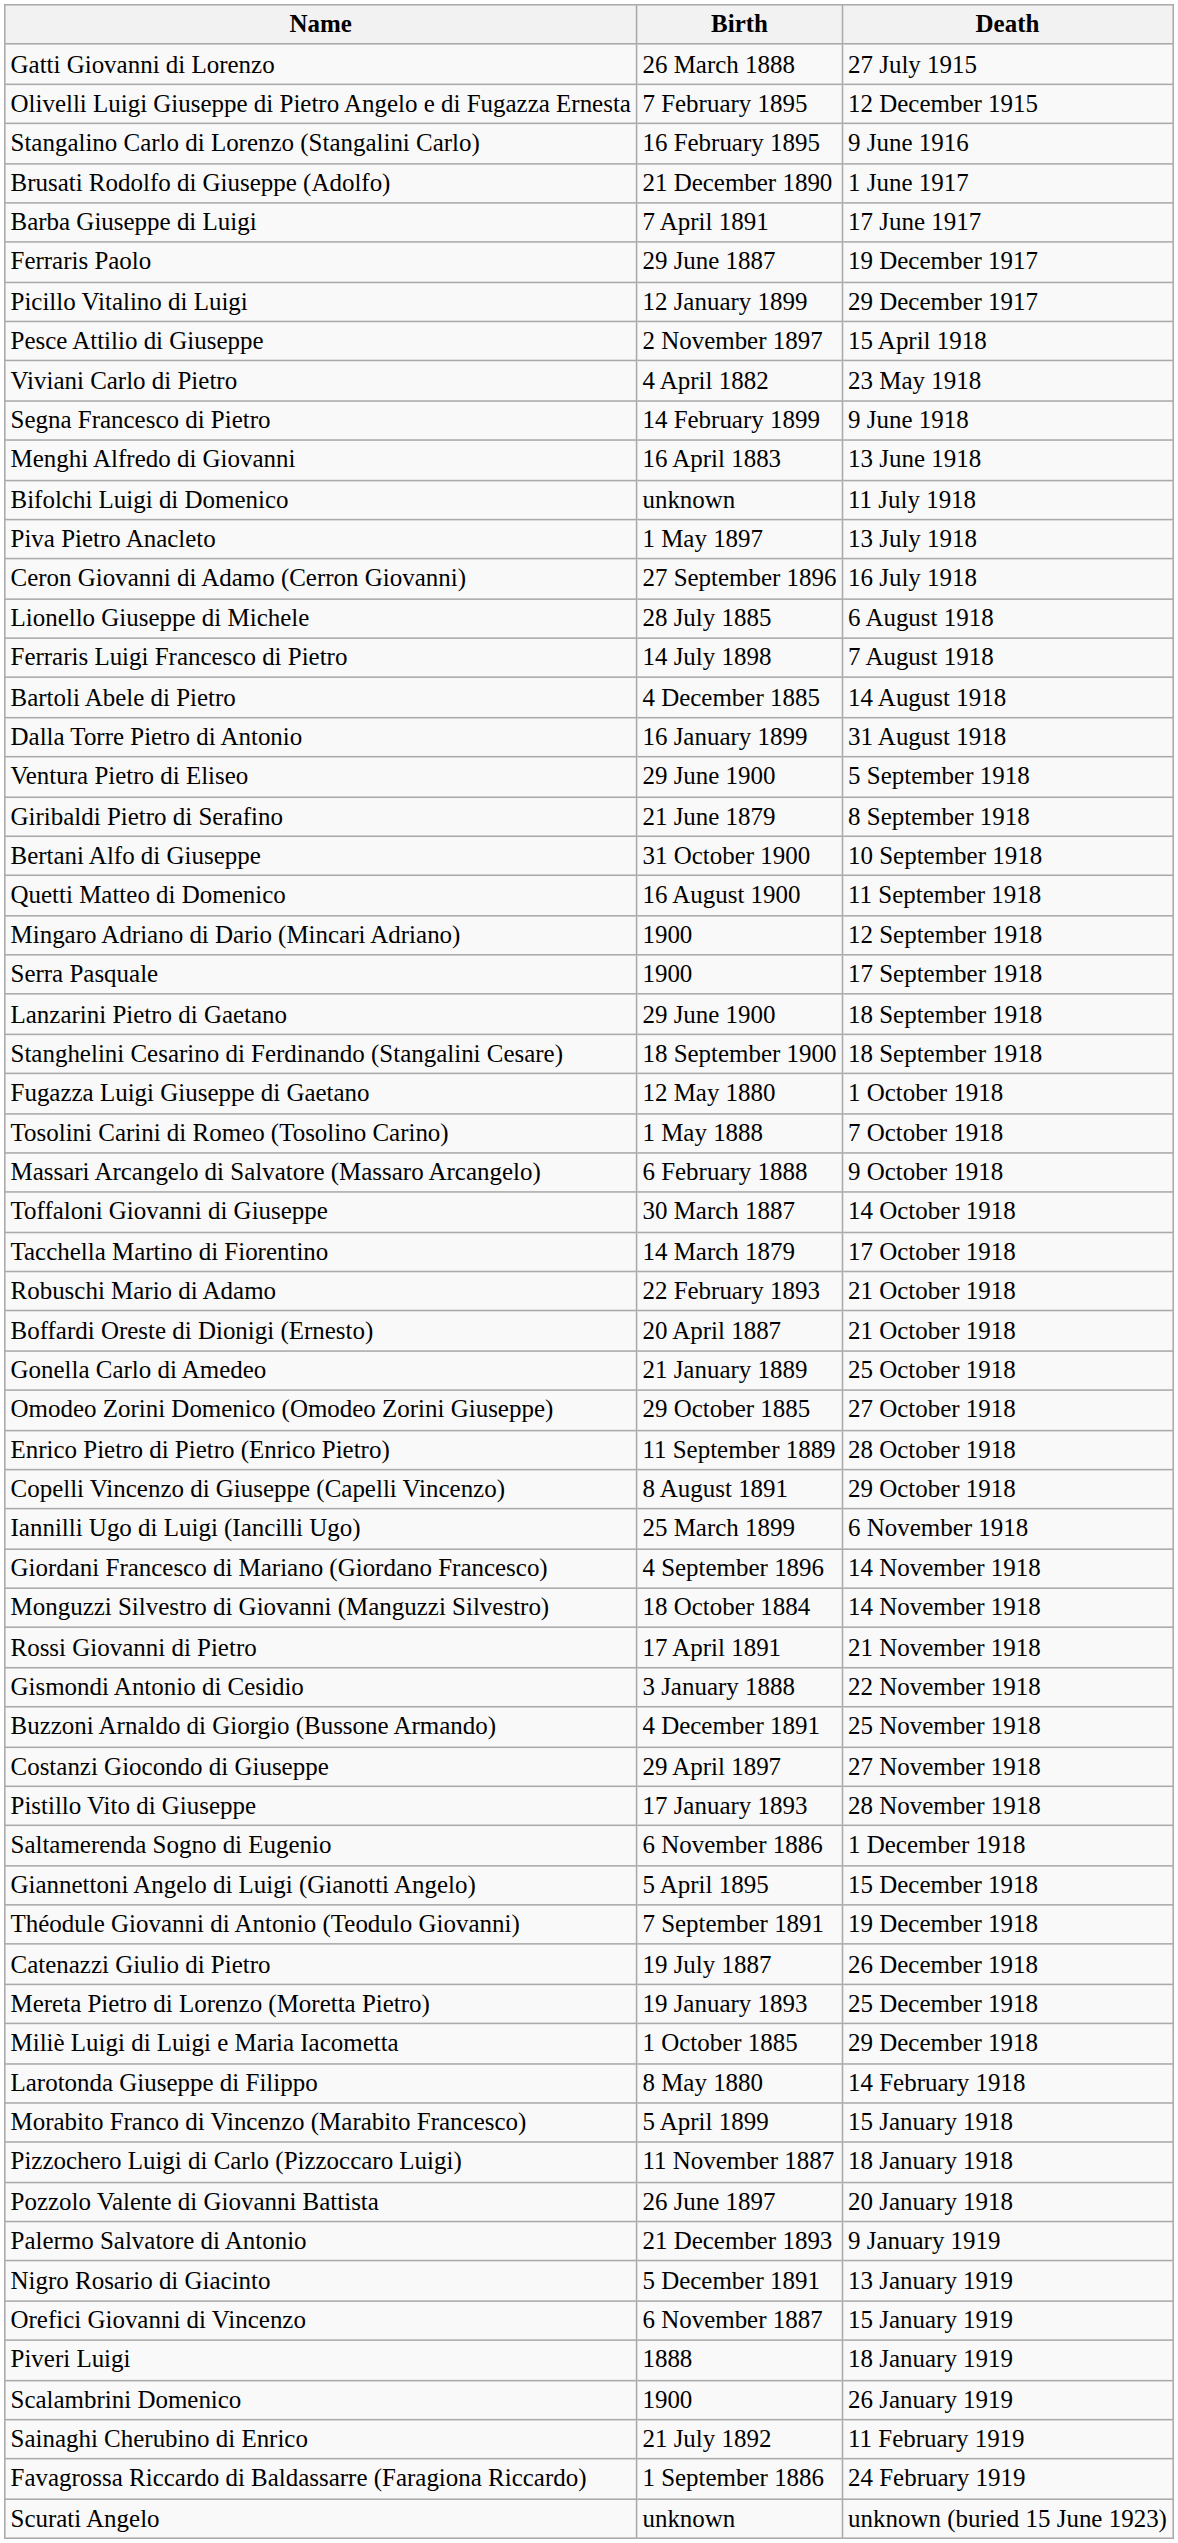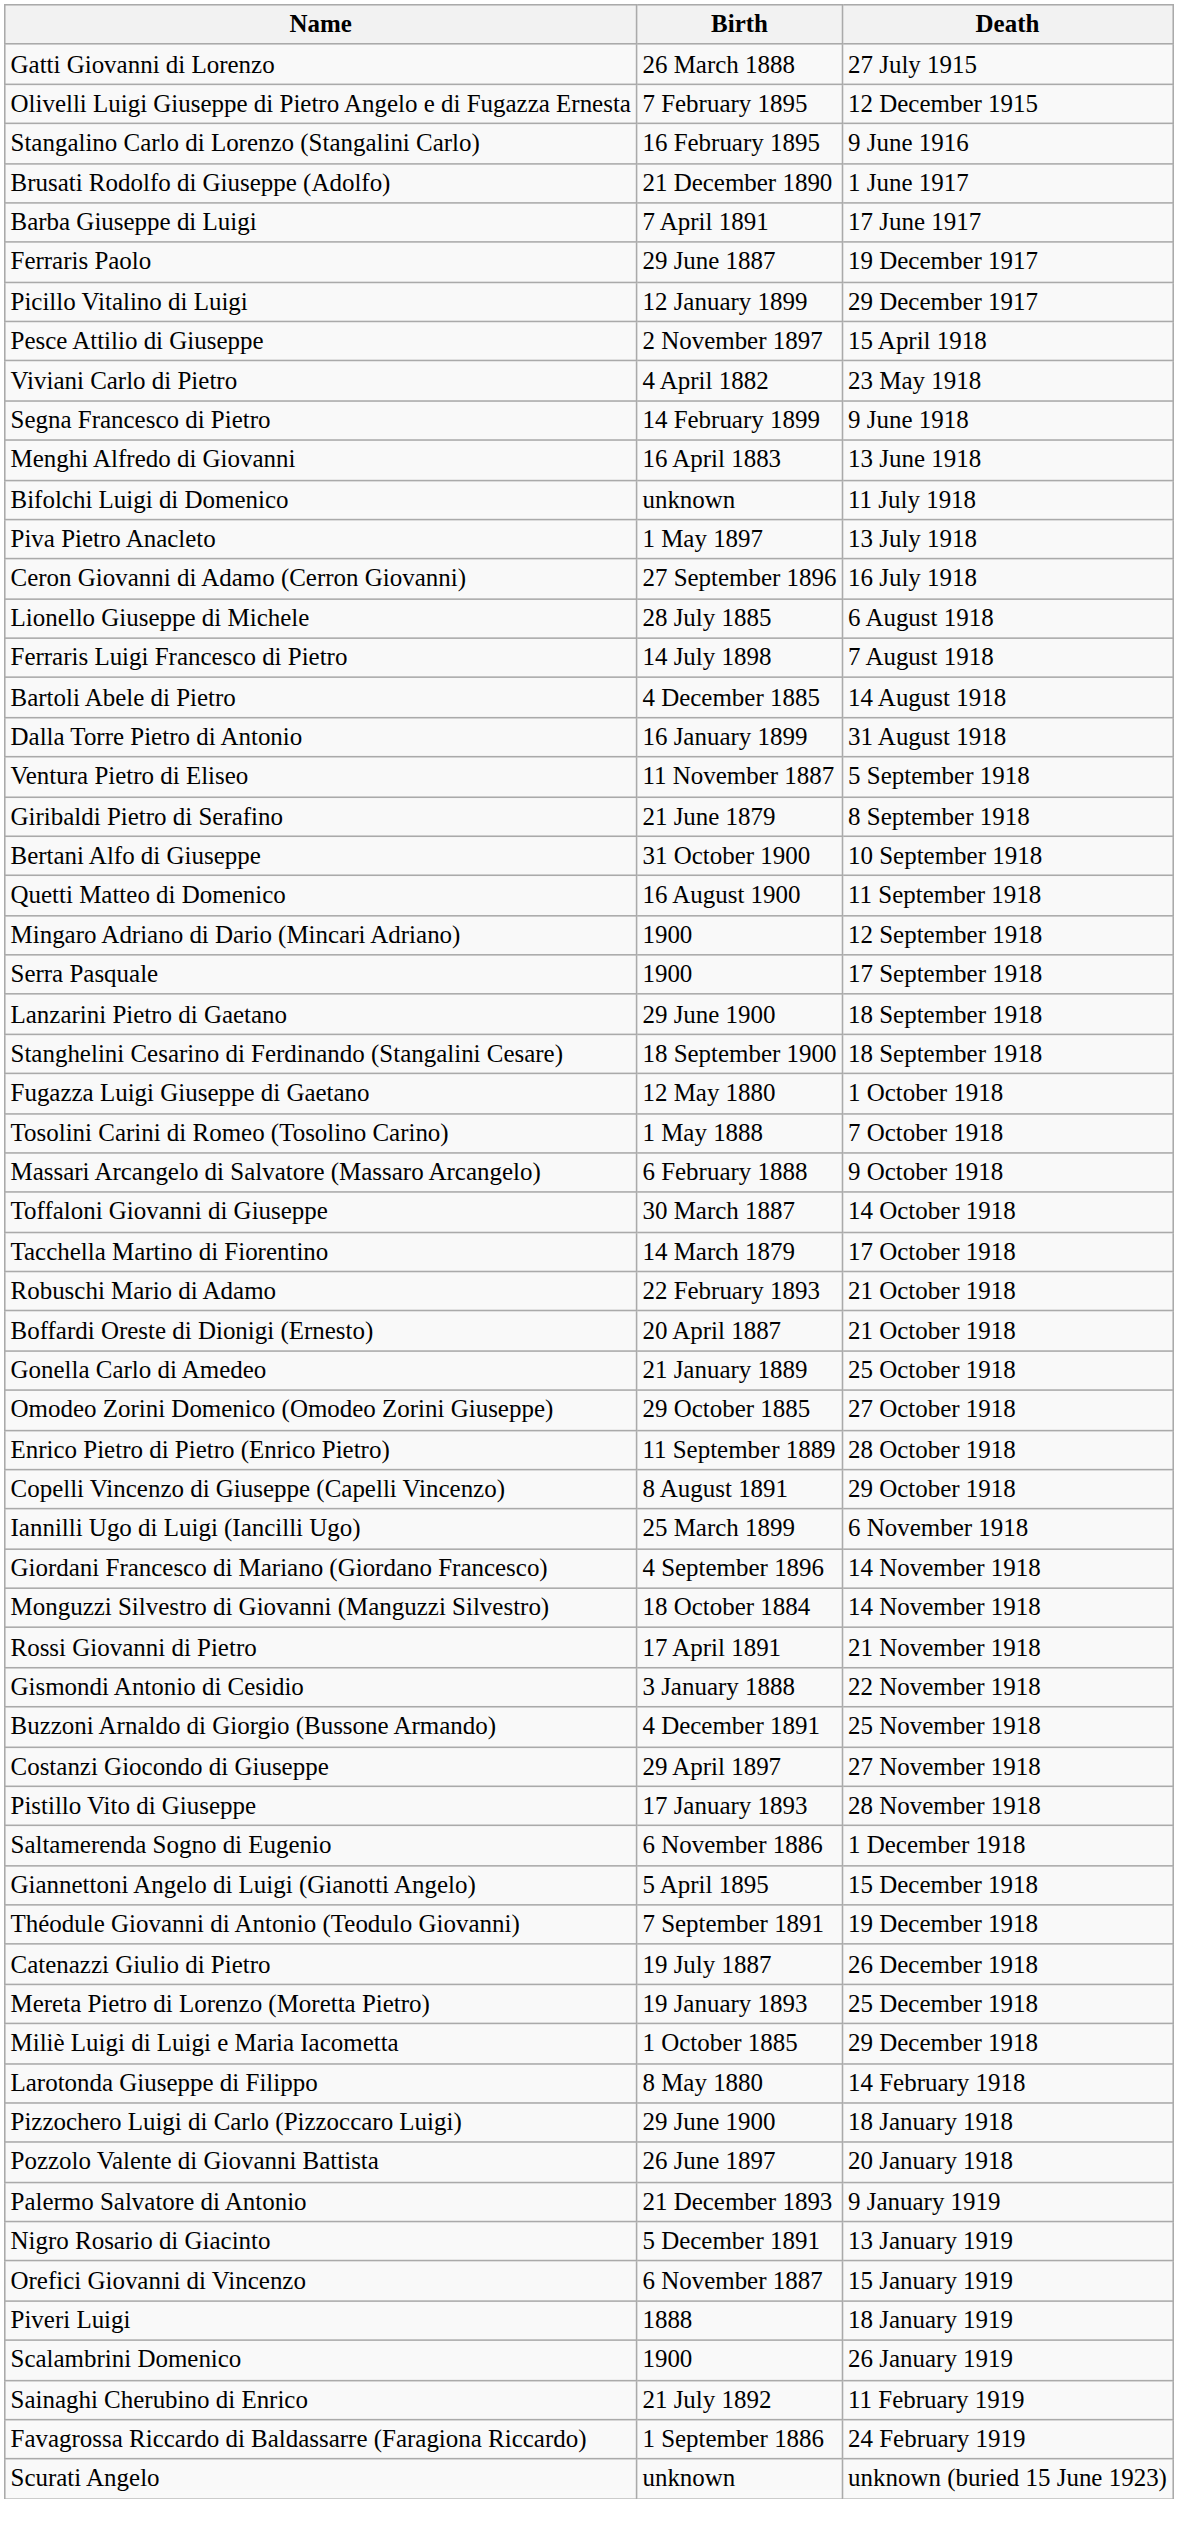(709, 776) 29 June 1900 -> (738, 776) 11 November 1887
- row: (268, 2122)
(738, 2161) 11 November 1887 -> (709, 2122) 29 June 1900
